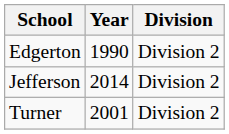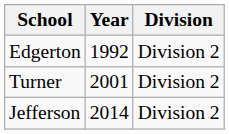(109, 50) 1990 -> (109, 50) 1992
rows swapped: (35, 112) <-> (45, 81)
